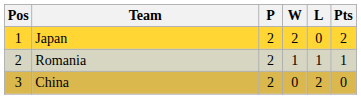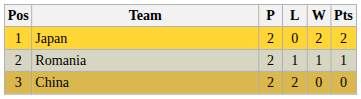columns swapped: (295, 15) <-> (319, 15)
